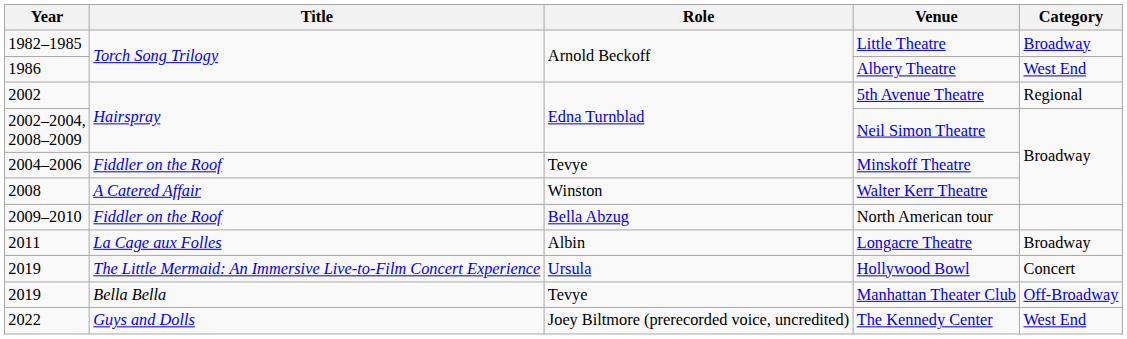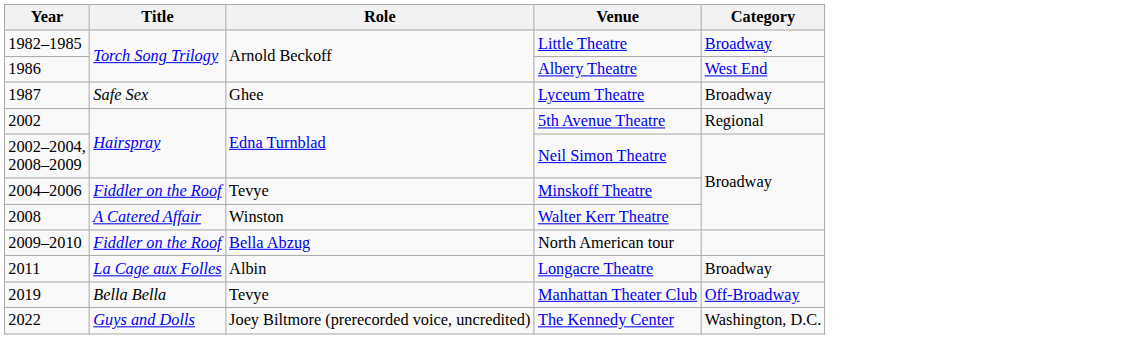+ row: (591, 95)
- row: (913, 268)
(1055, 320) West End -> (763, 320) Washington, D.C.
